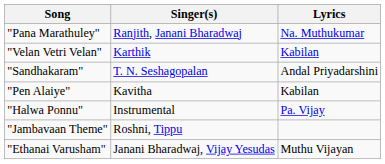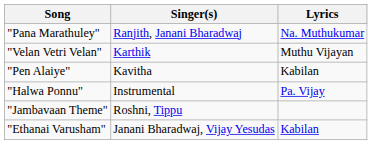(300, 52) Kabilan -> (317, 52) Muthu Vijayan
- row: (45, 71)
(317, 149) Muthu Vijayan -> (300, 129) Kabilan
